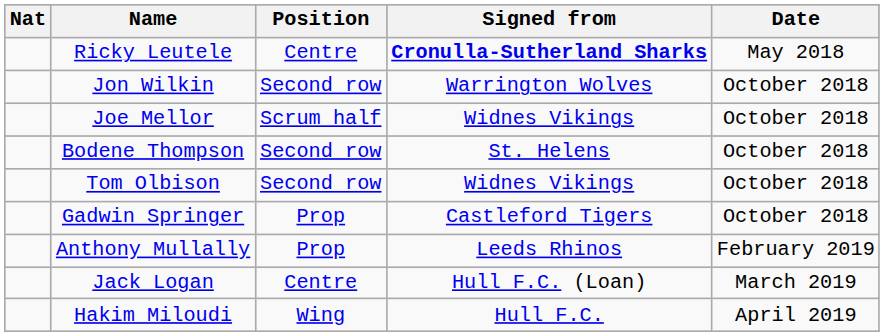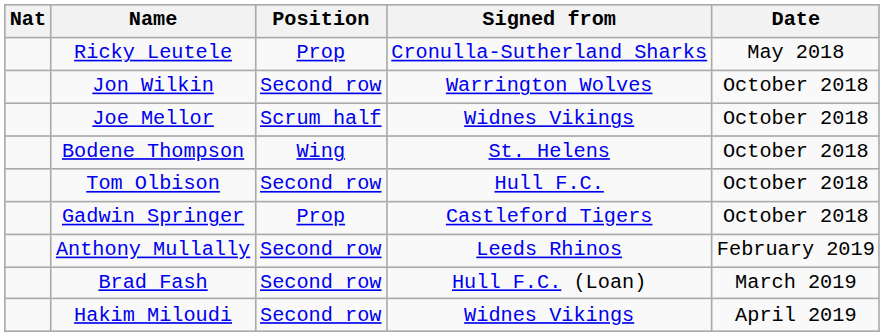(321, 54) Centre -> (321, 54) Prop
(549, 54) bold -> (549, 54) normal
(321, 152) Second row -> (321, 152) Wing
(549, 185) Widnes Vikings -> (549, 185) Hull F.C.
(321, 250) Prop -> (321, 250) Second row
- row: (153, 283)
+ row: (153, 283)
(321, 316) Wing -> (321, 316) Second row
(549, 316) Hull F.C. -> (549, 316) Widnes Vikings
